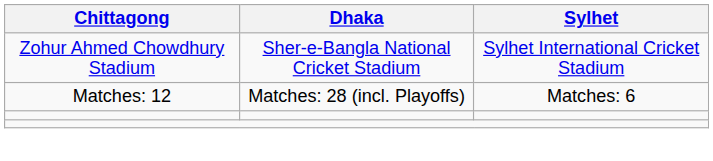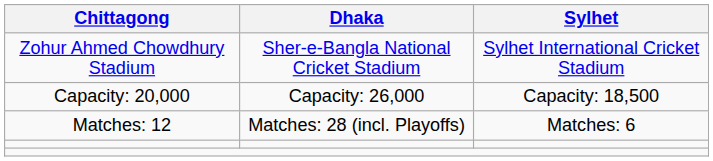+ row: (122, 96)
